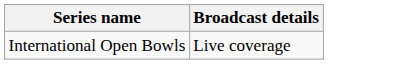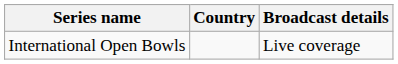+ column: (224, 18)
